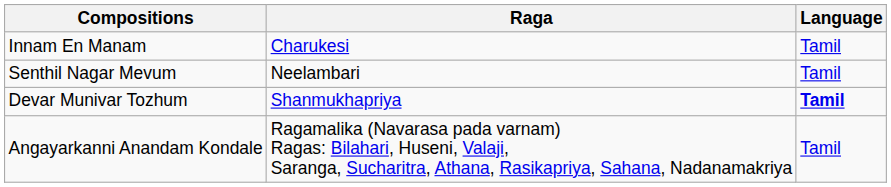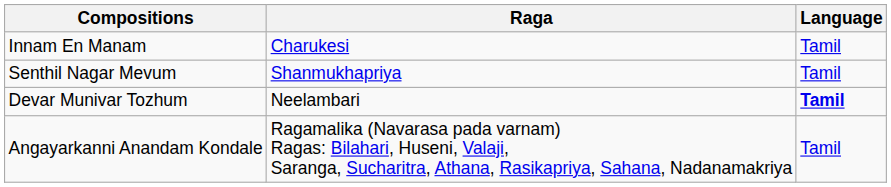(315, 73) Neelambari -> (336, 73) Shanmukhapriya
(336, 101) Shanmukhapriya -> (315, 101) Neelambari
